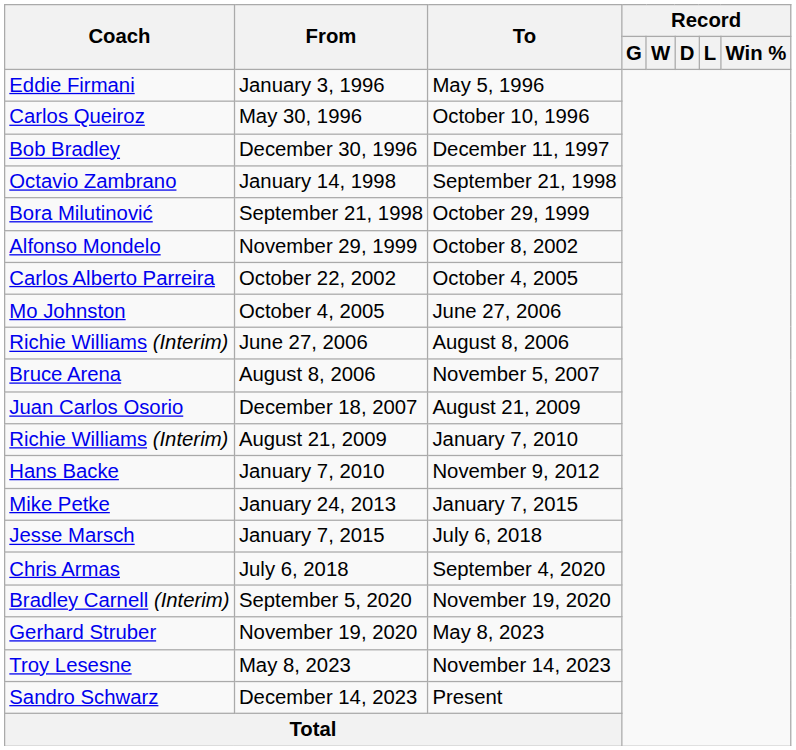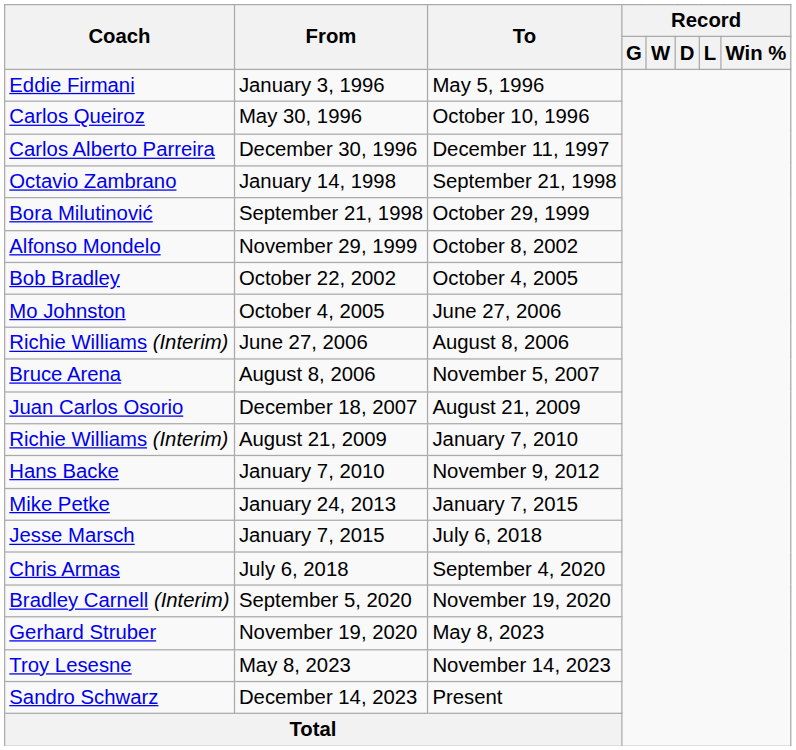(65, 149) Bob Bradley -> (112, 149) Carlos Alberto Parreira
(112, 278) Carlos Alberto Parreira -> (65, 278) Bob Bradley
